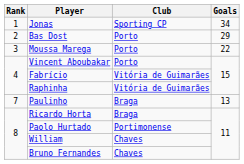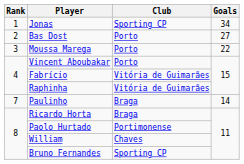(225, 37) 29 -> (225, 37) 27
(225, 101) 13 -> (225, 101) 14
(128, 153) Chaves -> (140, 153) Sporting CP
